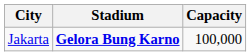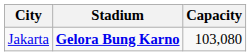(218, 39) 100,000 -> (218, 39) 103,080
